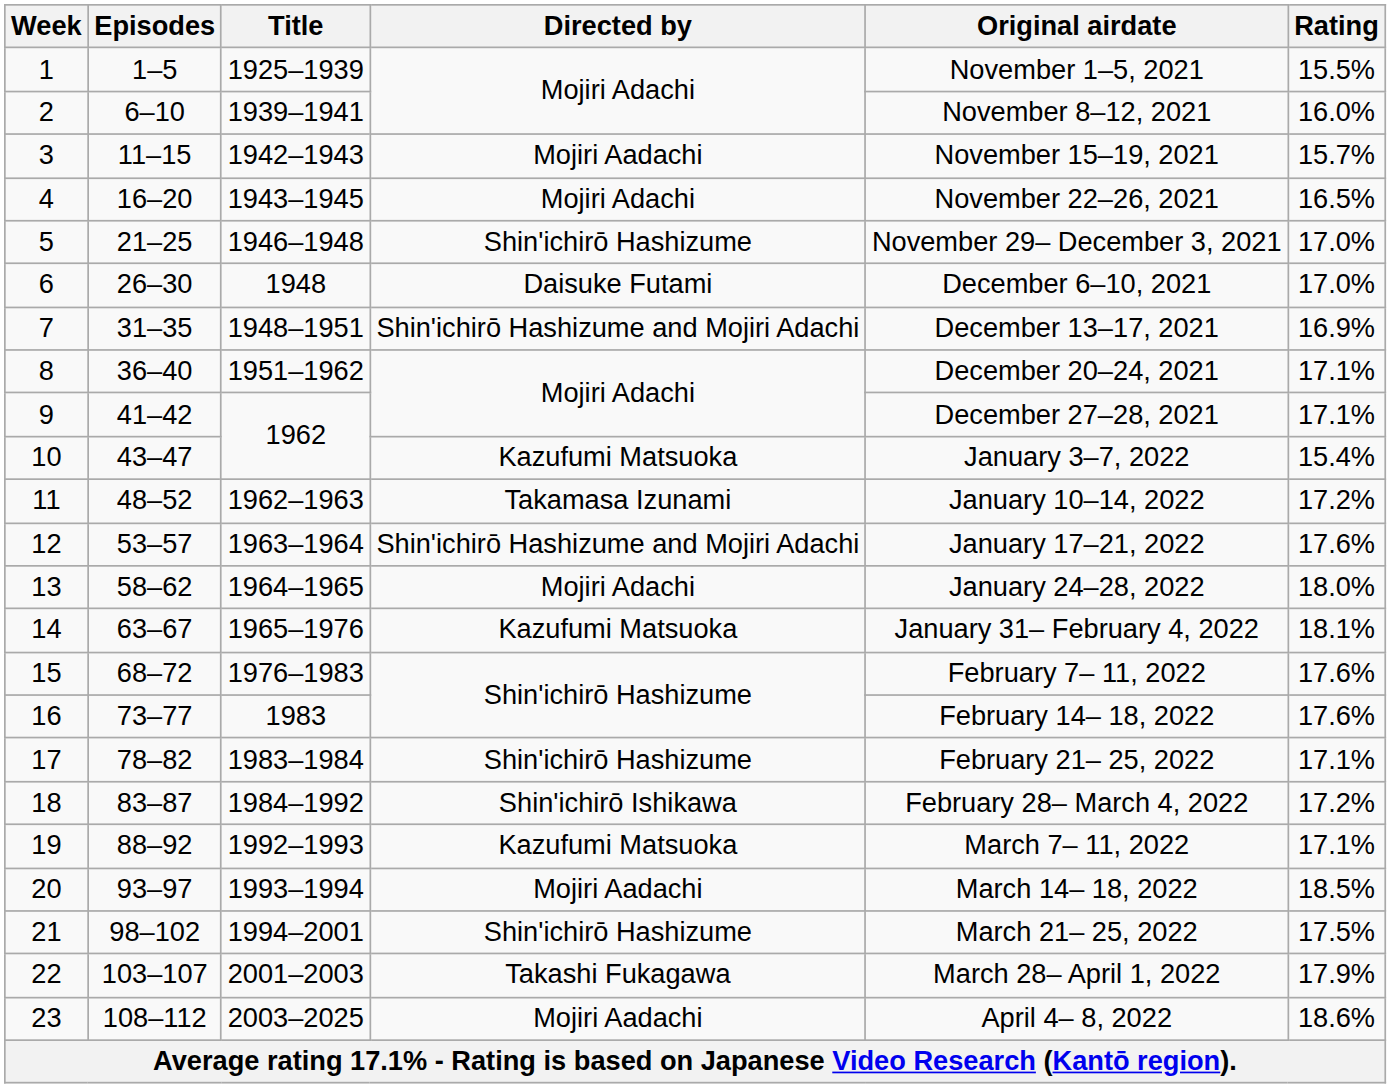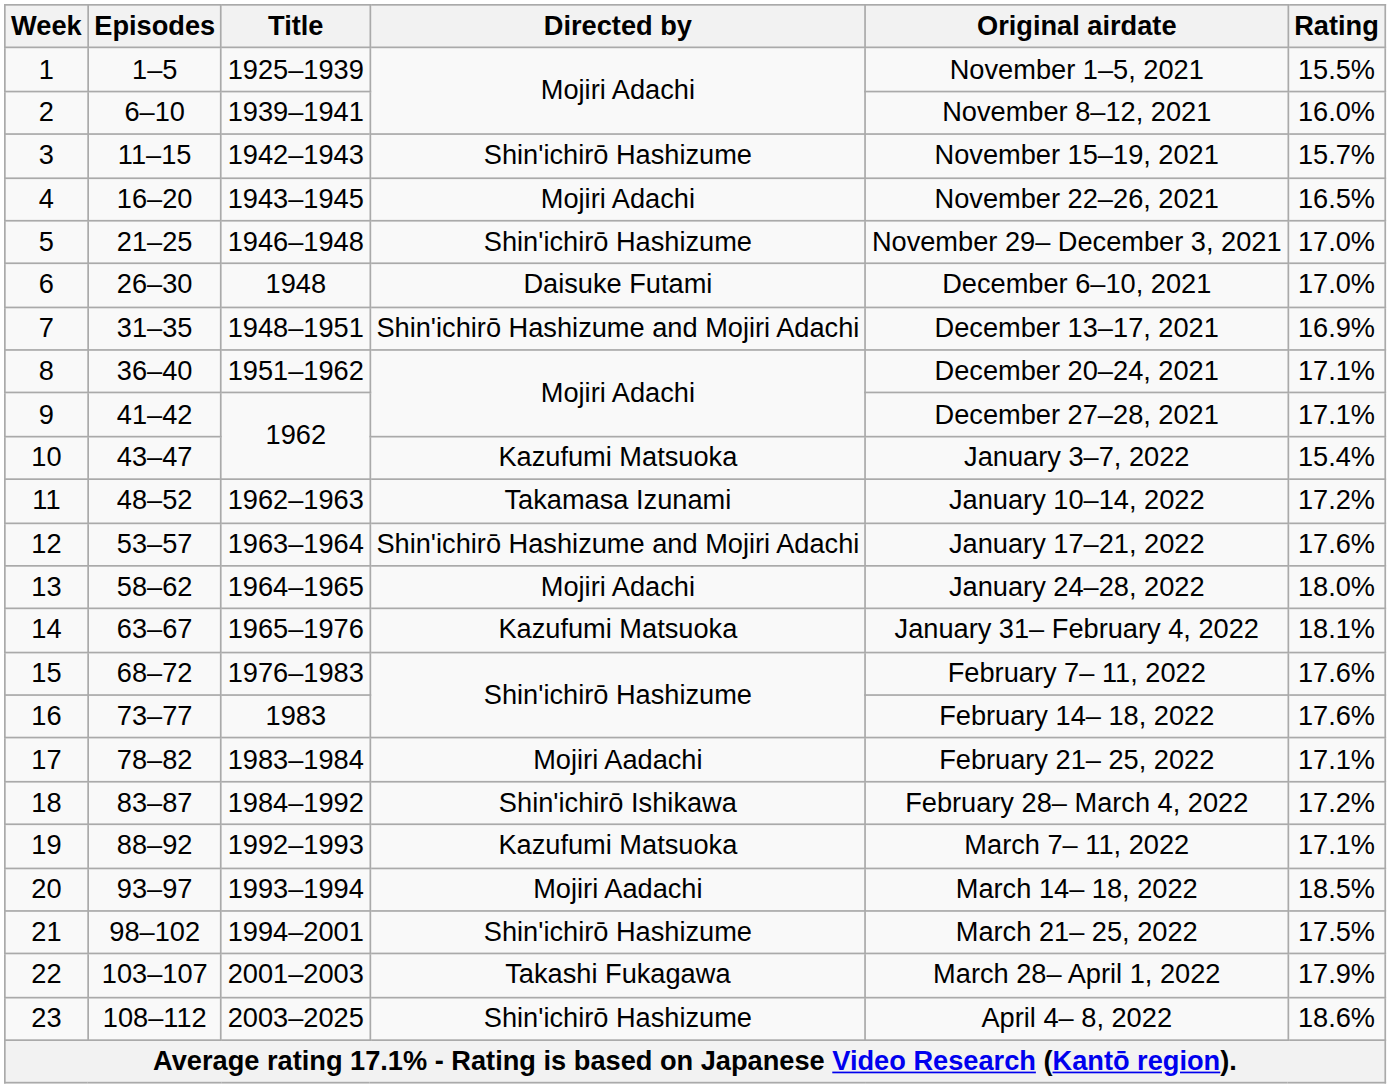(618, 155) Mojiri Aadachi -> (618, 155) Shin'ichirō Hashizume
(618, 759) Shin'ichirō Hashizume -> (618, 759) Mojiri Aadachi
(618, 1018) Mojiri Aadachi -> (618, 1018) Shin'ichirō Hashizume
